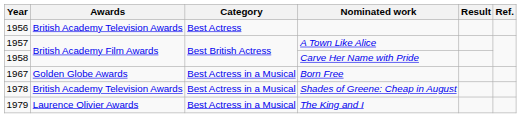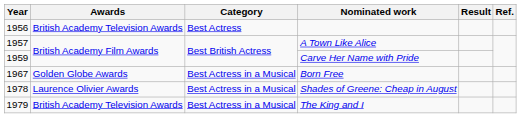(17, 58) 1958 -> (17, 58) 1959
(108, 89) British Academy Television Awards -> (86, 89) Laurence Olivier Awards
(86, 105) Laurence Olivier Awards -> (108, 105) British Academy Television Awards
